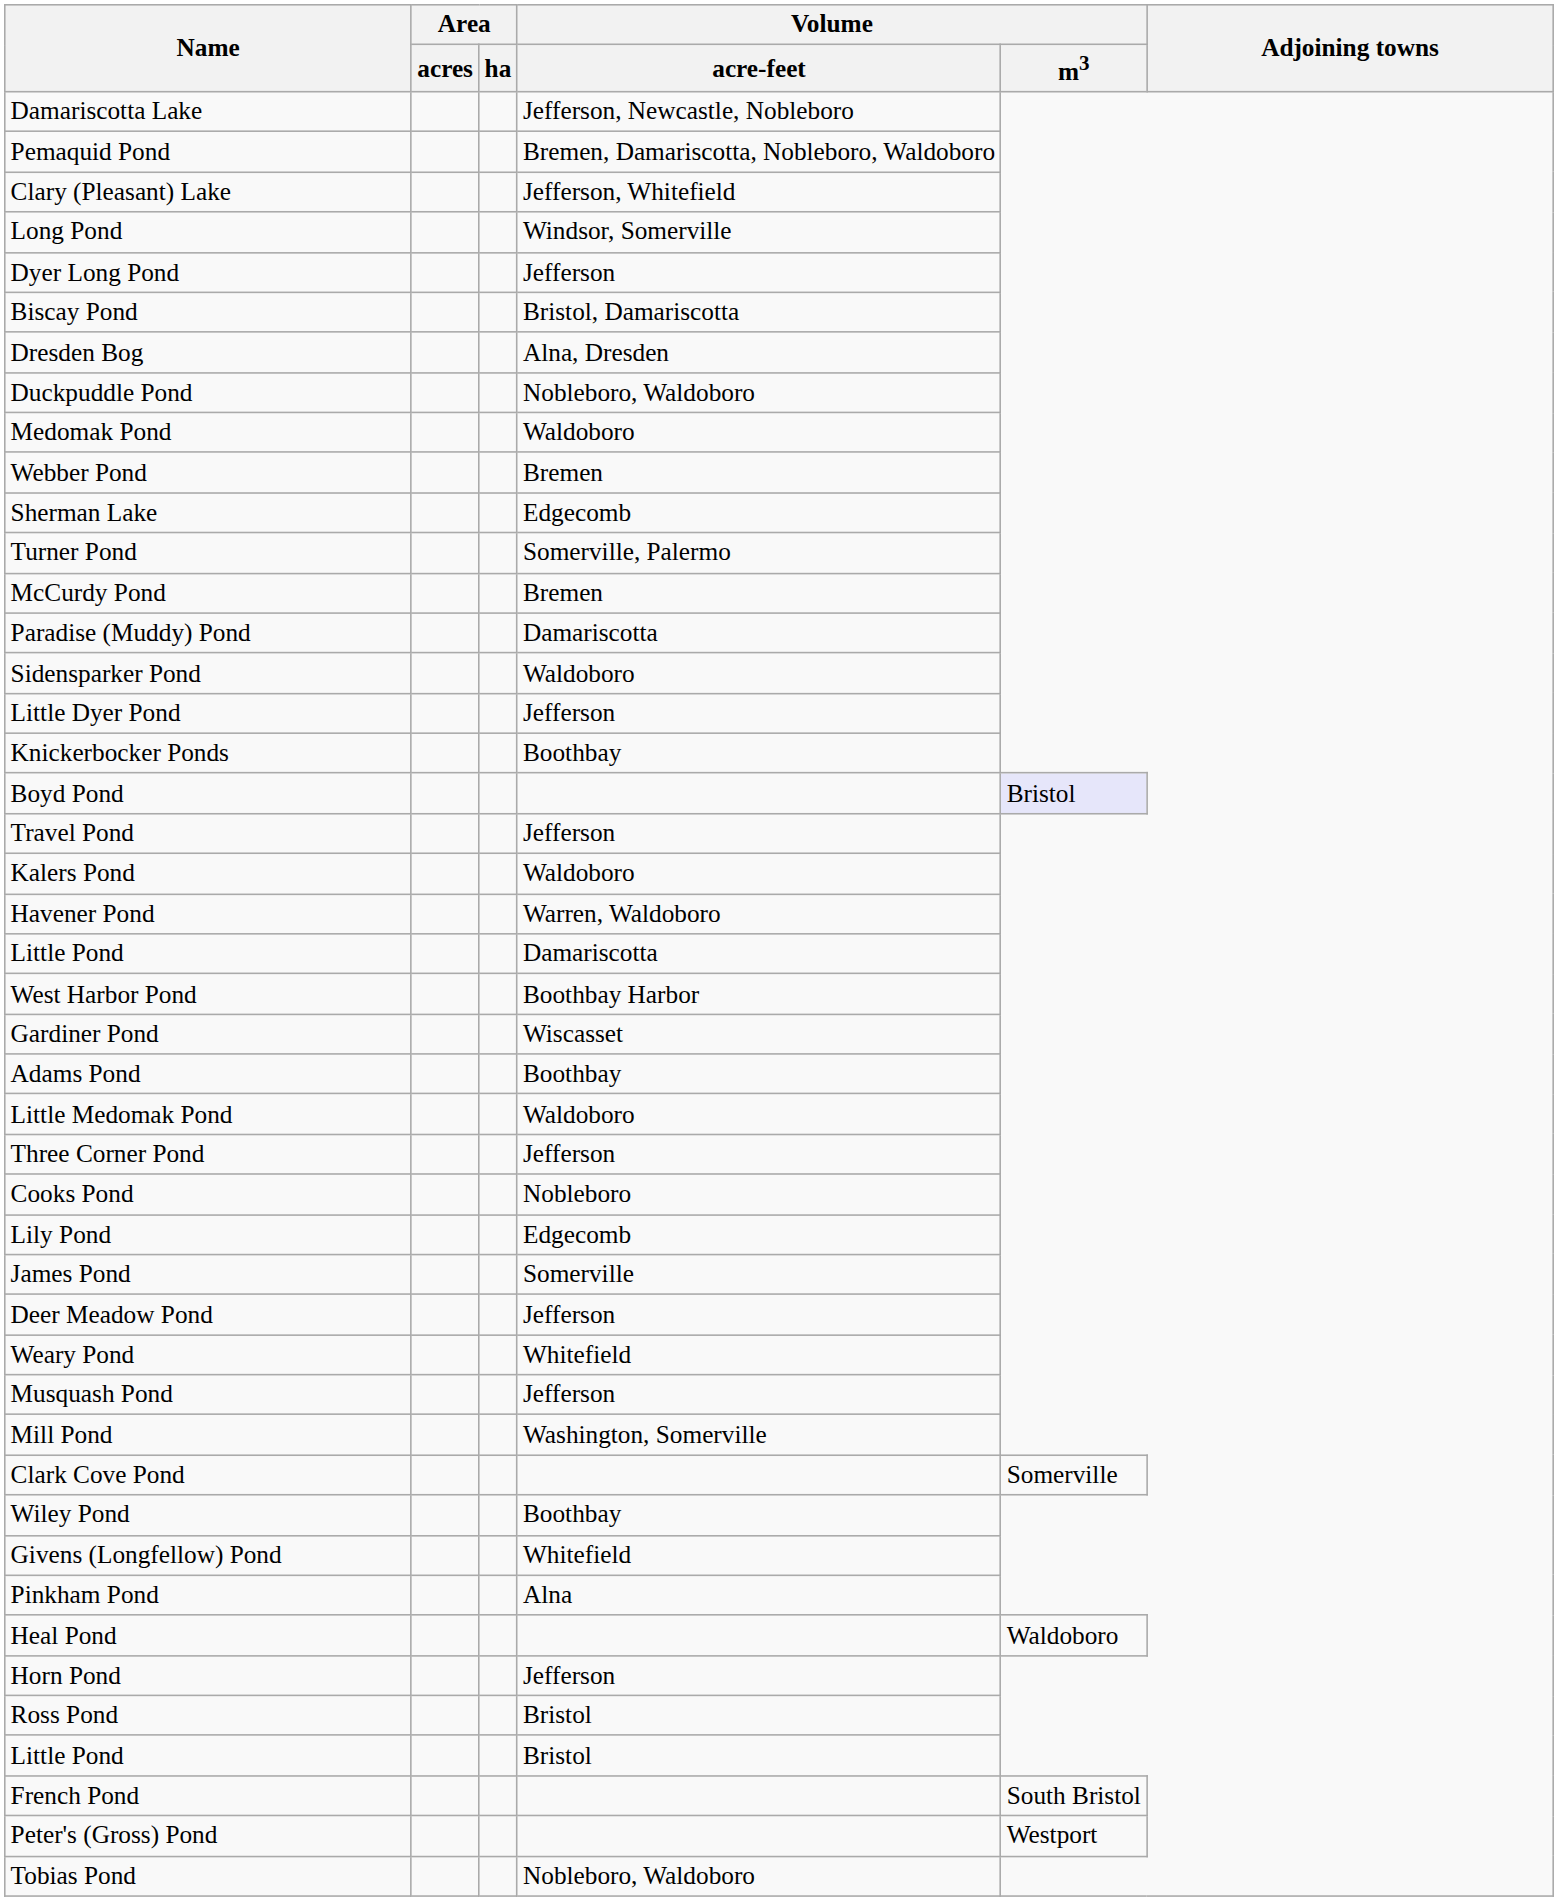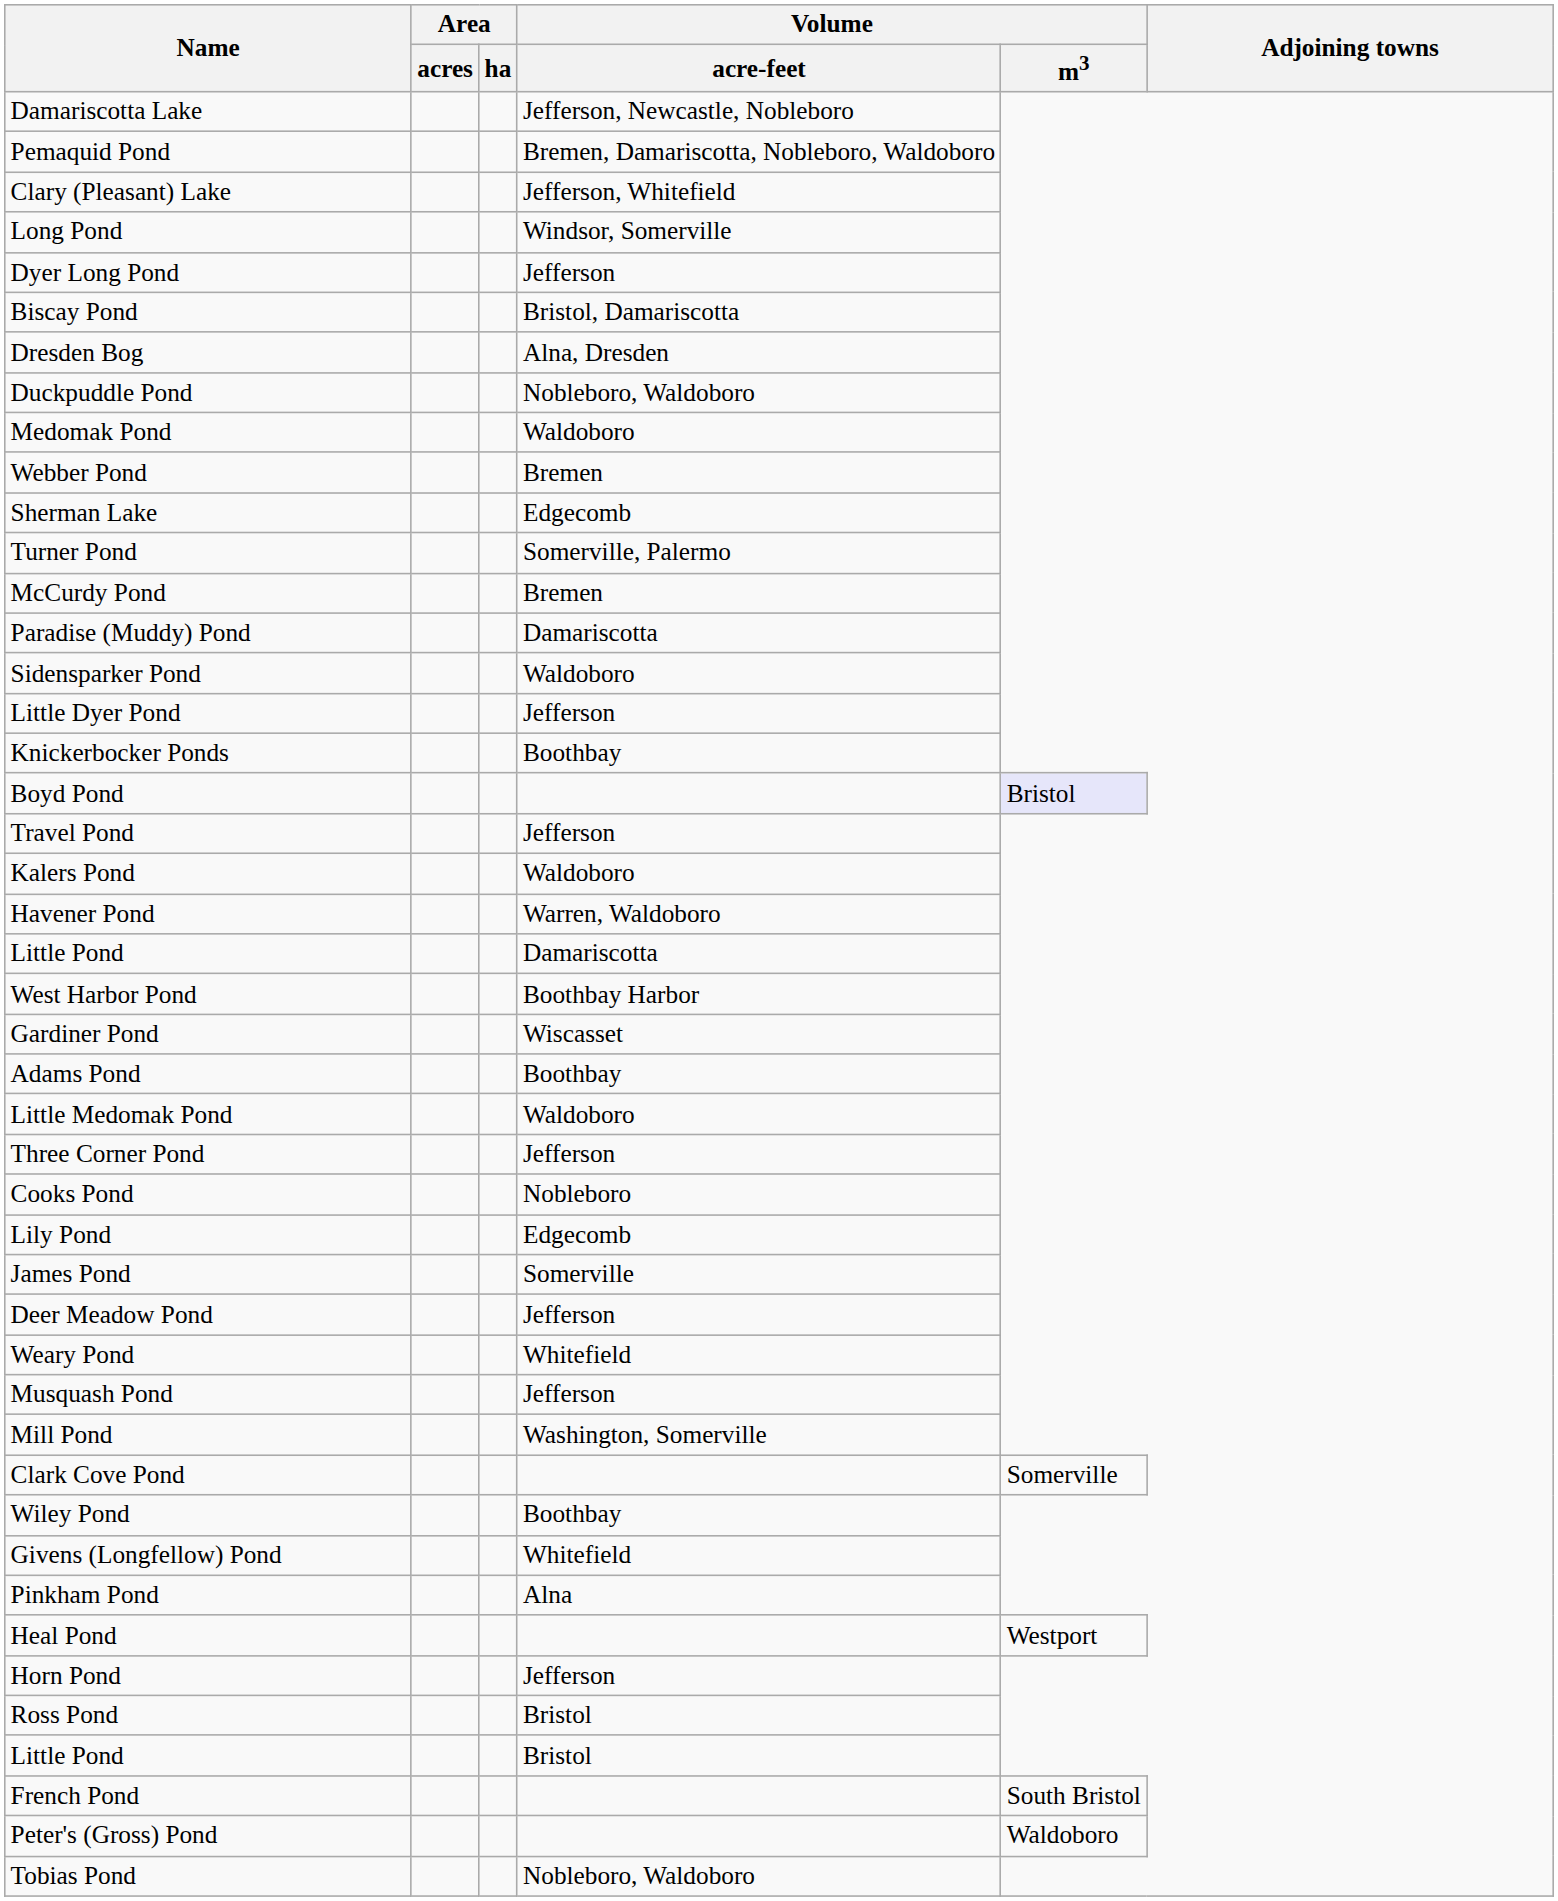(1063, 1635) Waldoboro -> (1052, 1635) Westport
(1052, 1835) Westport -> (1063, 1835) Waldoboro
